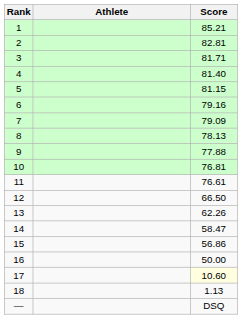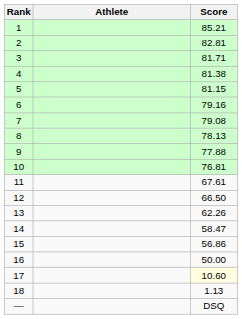(214, 74) 81.40 -> (214, 74) 81.38
(214, 120) 79.09 -> (214, 120) 79.08
(214, 182) 76.61 -> (214, 182) 67.61
